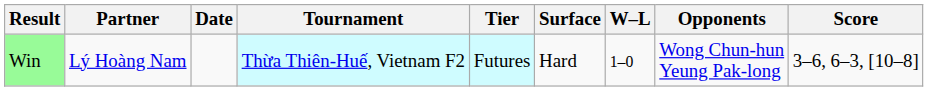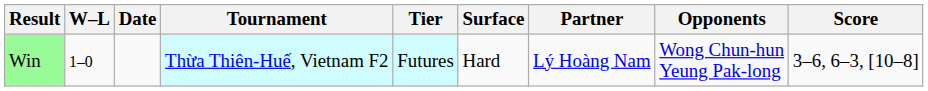columns swapped: (630, 19) <-> (128, 19)
